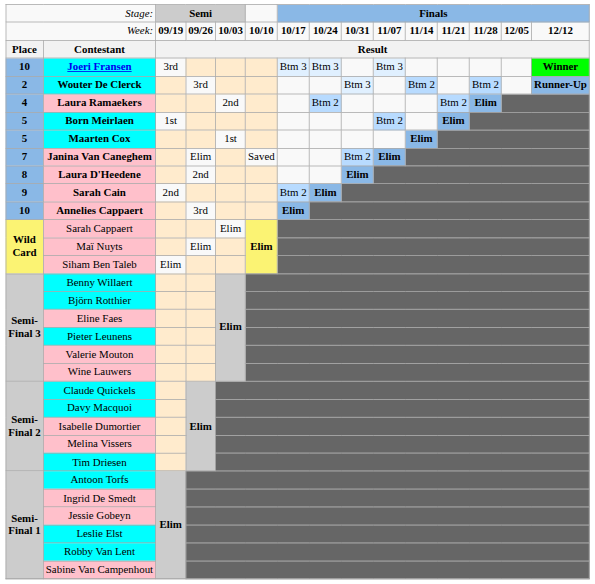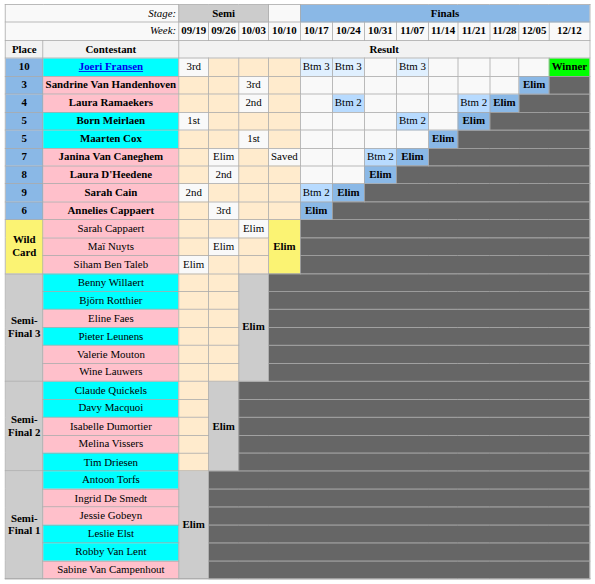- row: (99, 84)
+ row: (111, 84)
(24, 210) 10 -> (24, 210) 6
